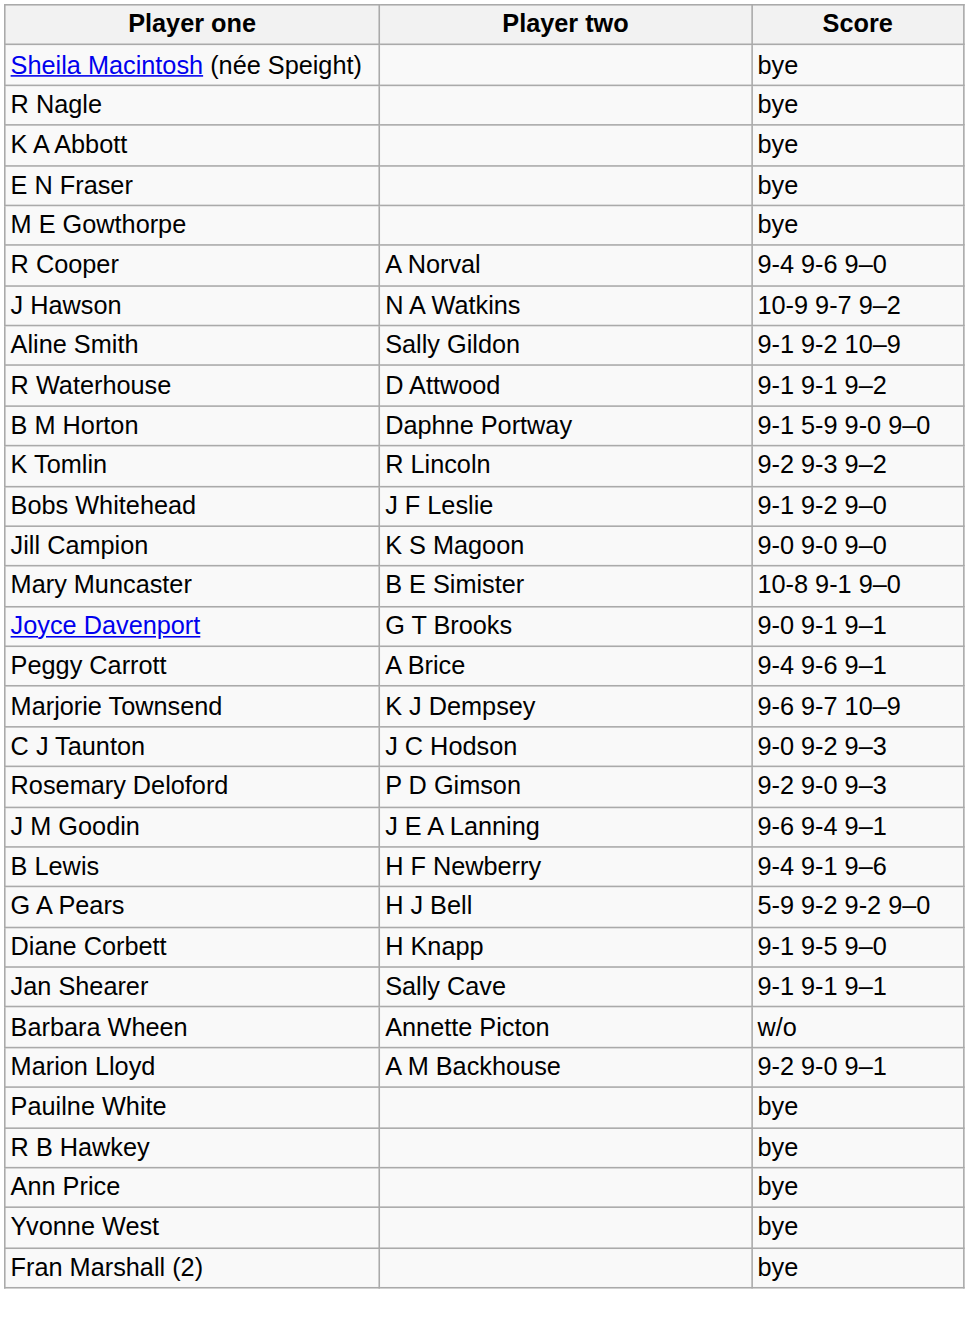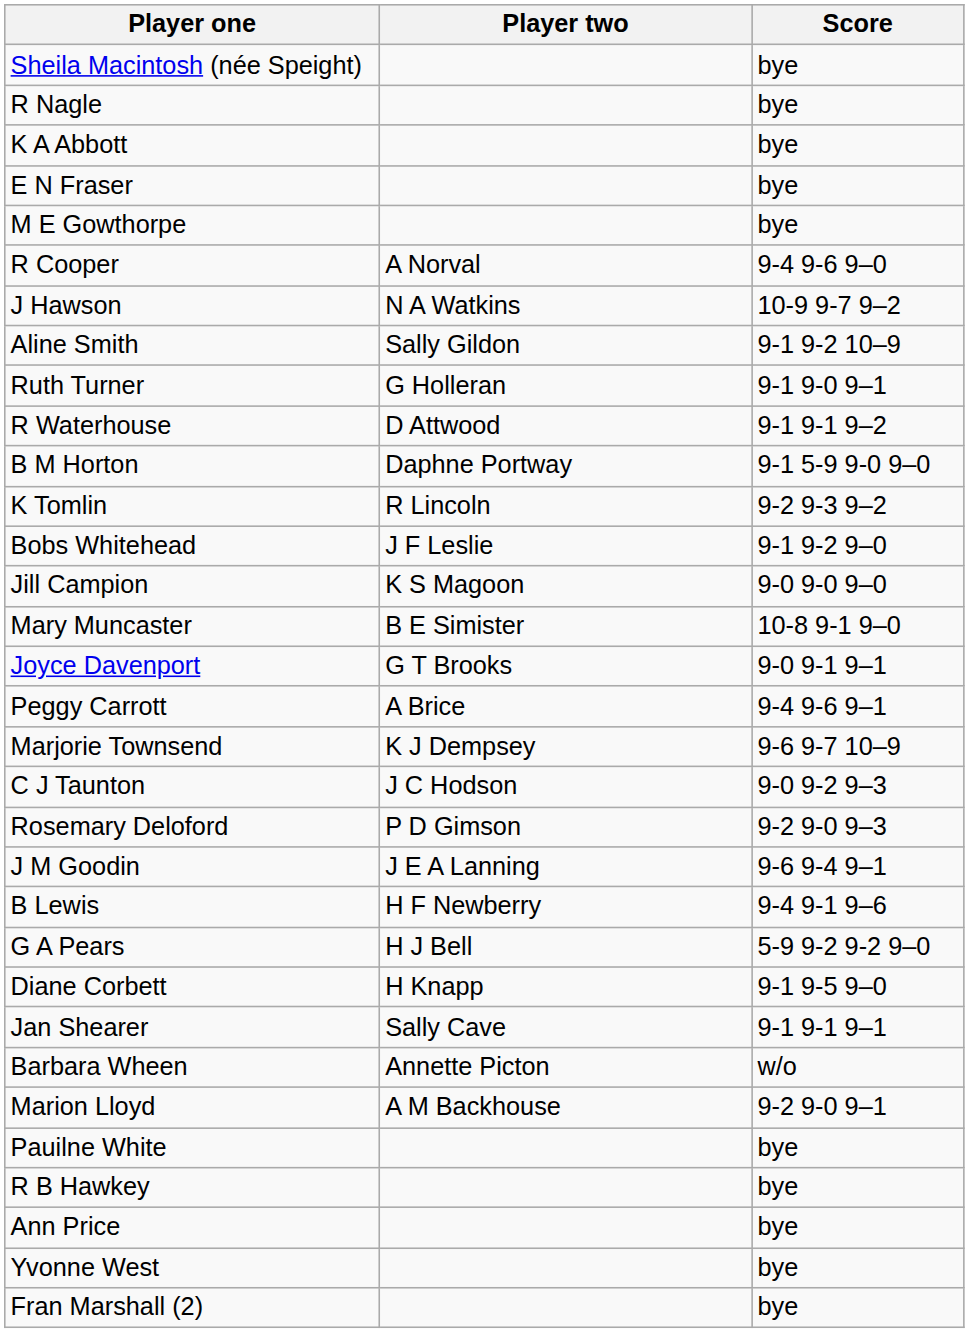+ row: (77, 385)
